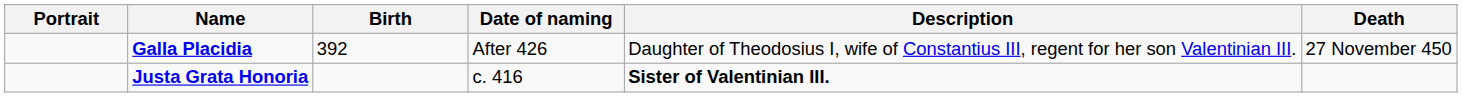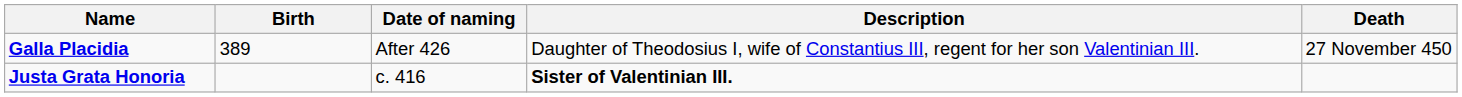- column: (66, 19)
(332, 48) 392 -> (235, 48) 389
